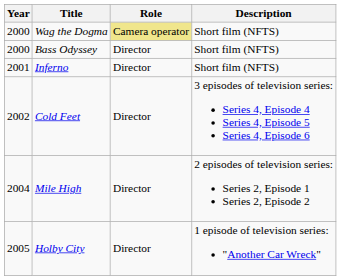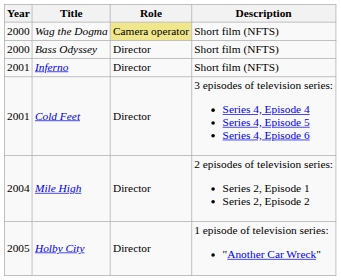(18, 116) 2002 -> (18, 116) 2001
